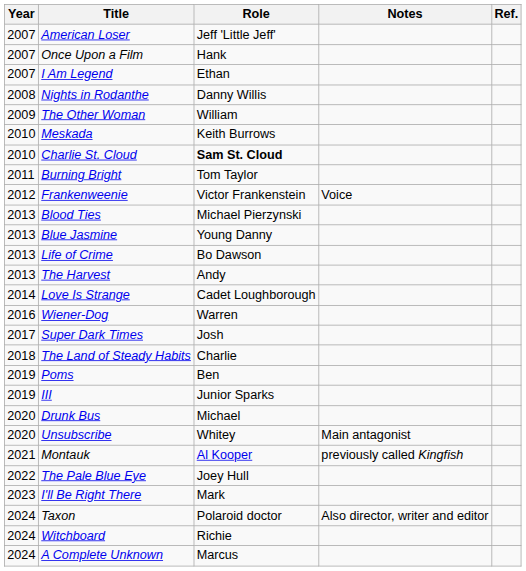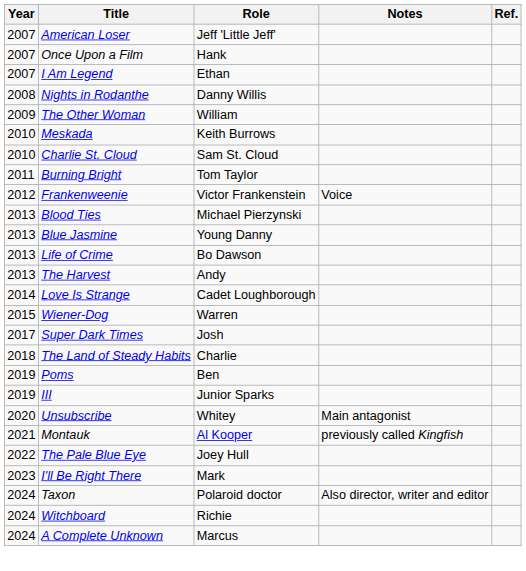(240, 154) bold -> (237, 154) normal
(21, 315) 2016 -> (21, 315) 2015
- row: (71, 415)
